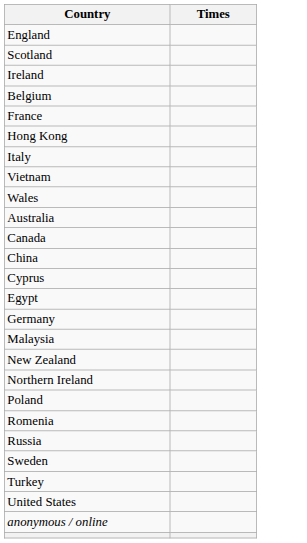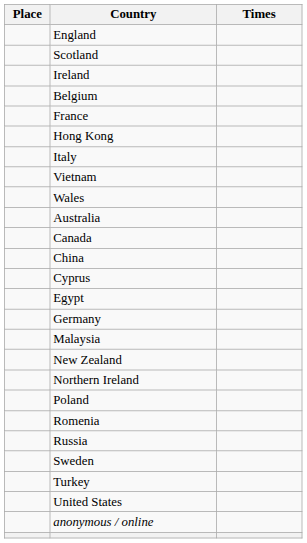+ column: (27, 14)
